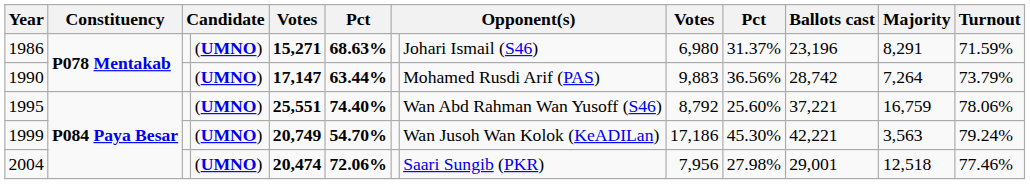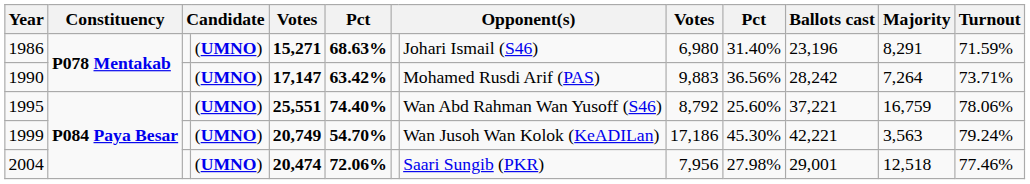(754, 48) 31.37% -> (754, 48) 31.40%
(358, 77) 63.44% -> (358, 77) 63.42%
(813, 77) 28,742 -> (813, 77) 28,242
(986, 77) 73.79% -> (986, 77) 73.71%
